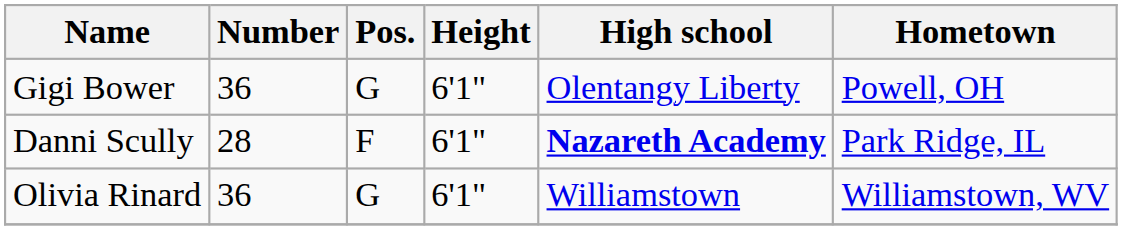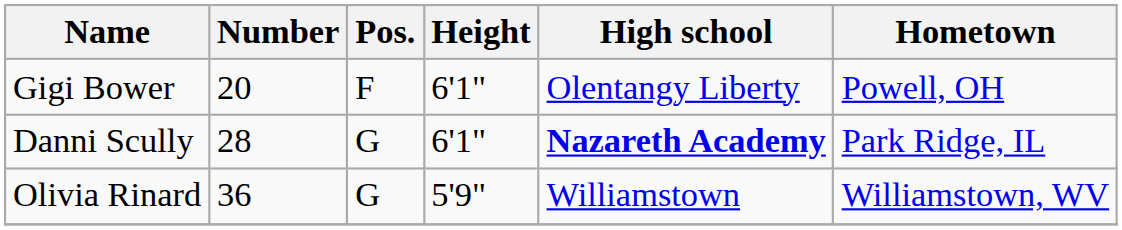(234, 86) 36 -> (234, 86) 20
(368, 86) G -> (365, 86) F
(365, 140) F -> (368, 140) G
(459, 195) 6'1" -> (459, 195) 5'9"
